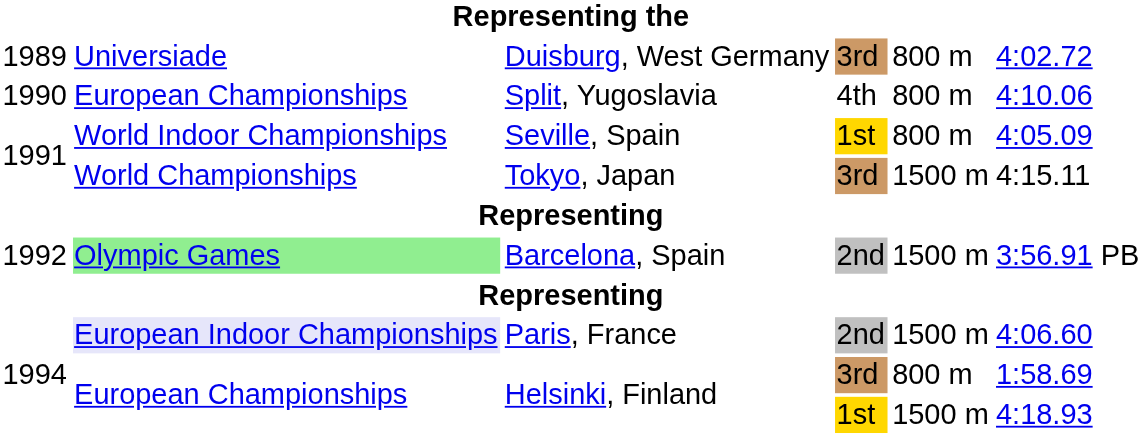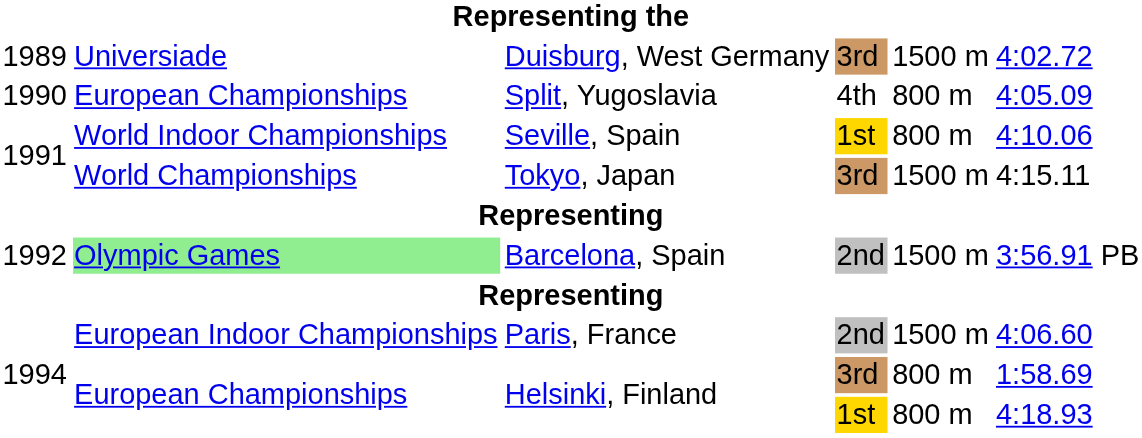(932, 56) 800 m -> (940, 56) 1500 m
(1044, 95) 4:10.06 -> (1044, 95) 4:05.09
(1044, 135) 4:05.09 -> (1044, 135) 4:10.06
(286, 334) lavender background -> (286, 334) no background
(940, 414) 1500 m -> (932, 414) 800 m
